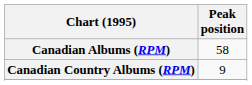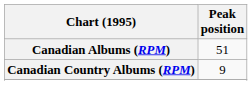(222, 49) 58 -> (222, 49) 51
